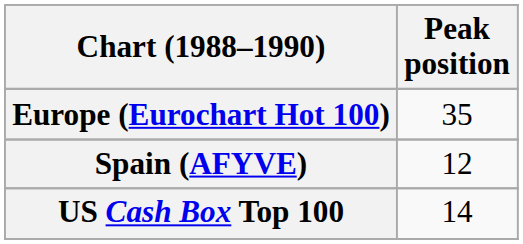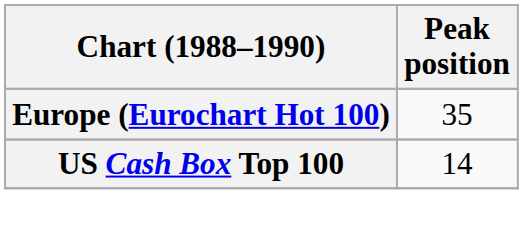- row: (201, 163)
